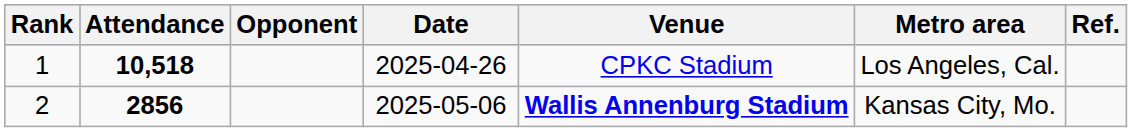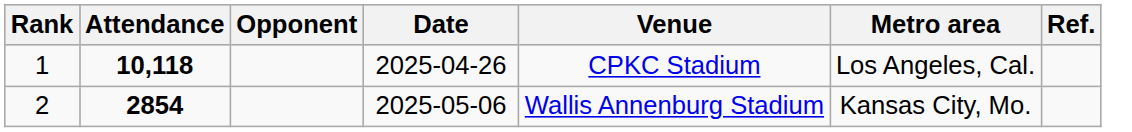(155, 65) 10,518 -> (155, 65) 10,118
(155, 106) 2856 -> (155, 106) 2854
(687, 106) bold -> (674, 106) normal
